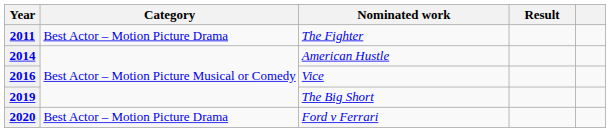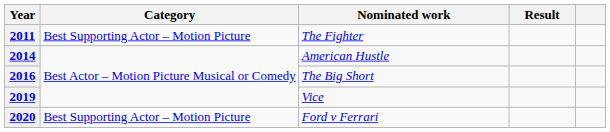(136, 35) Best Actor – Motion Picture Drama -> (147, 35) Best Supporting Actor – Motion Picture
(313, 76) Vice -> (338, 76) The Big Short
(338, 96) The Big Short -> (313, 96) Vice
(136, 117) Best Actor – Motion Picture Drama -> (147, 117) Best Supporting Actor – Motion Picture
